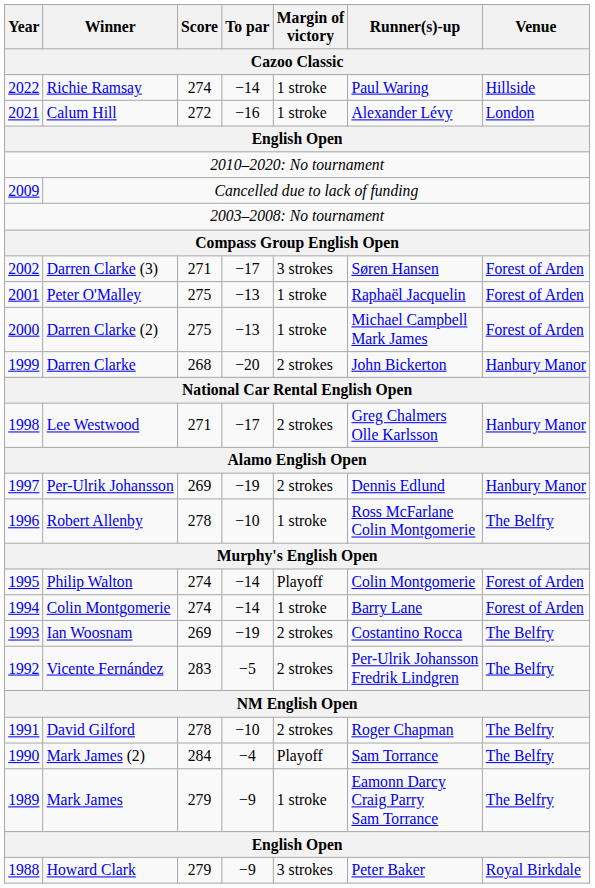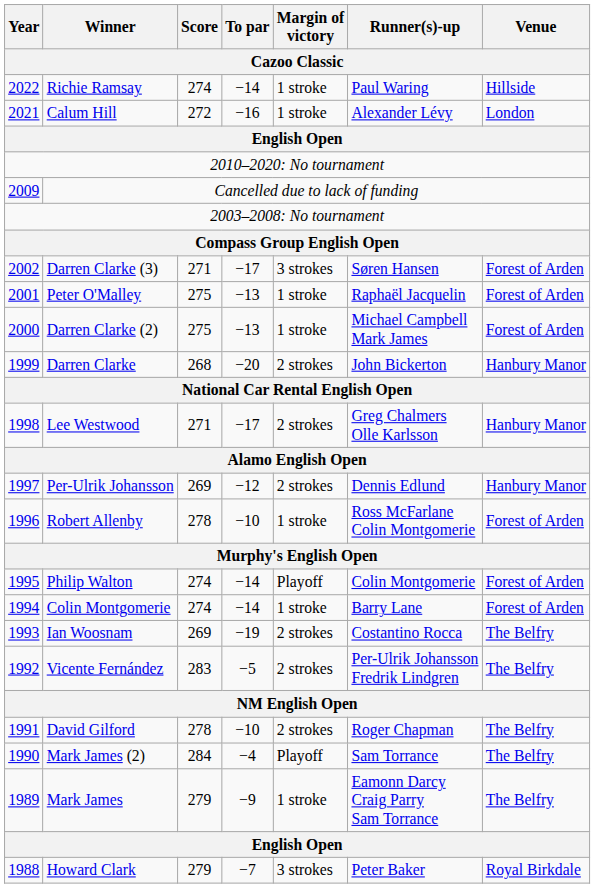(247, 486) −19 -> (247, 486) −12
(520, 521) The Belfry -> (535, 521) Forest of Arden
(247, 870) −9 -> (247, 870) −7
